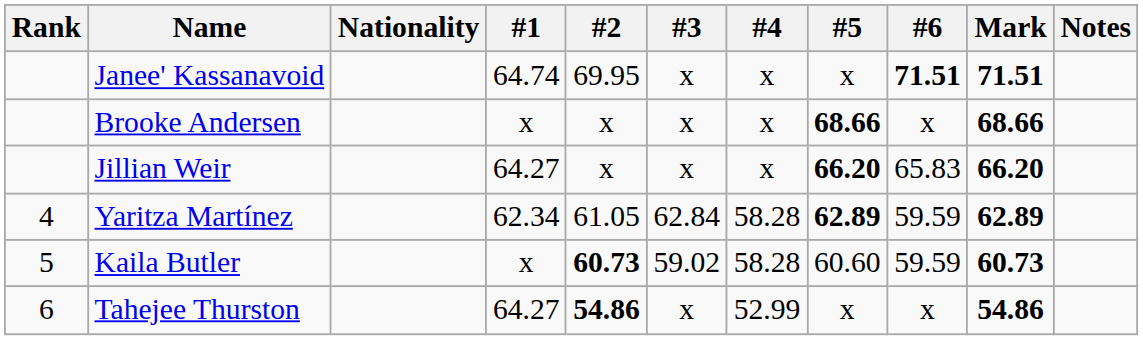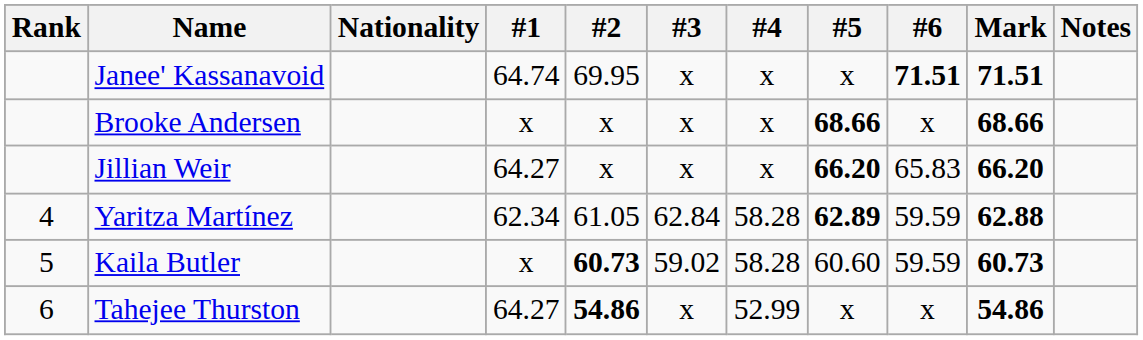(1011, 215) 62.89 -> (1011, 215) 62.88
